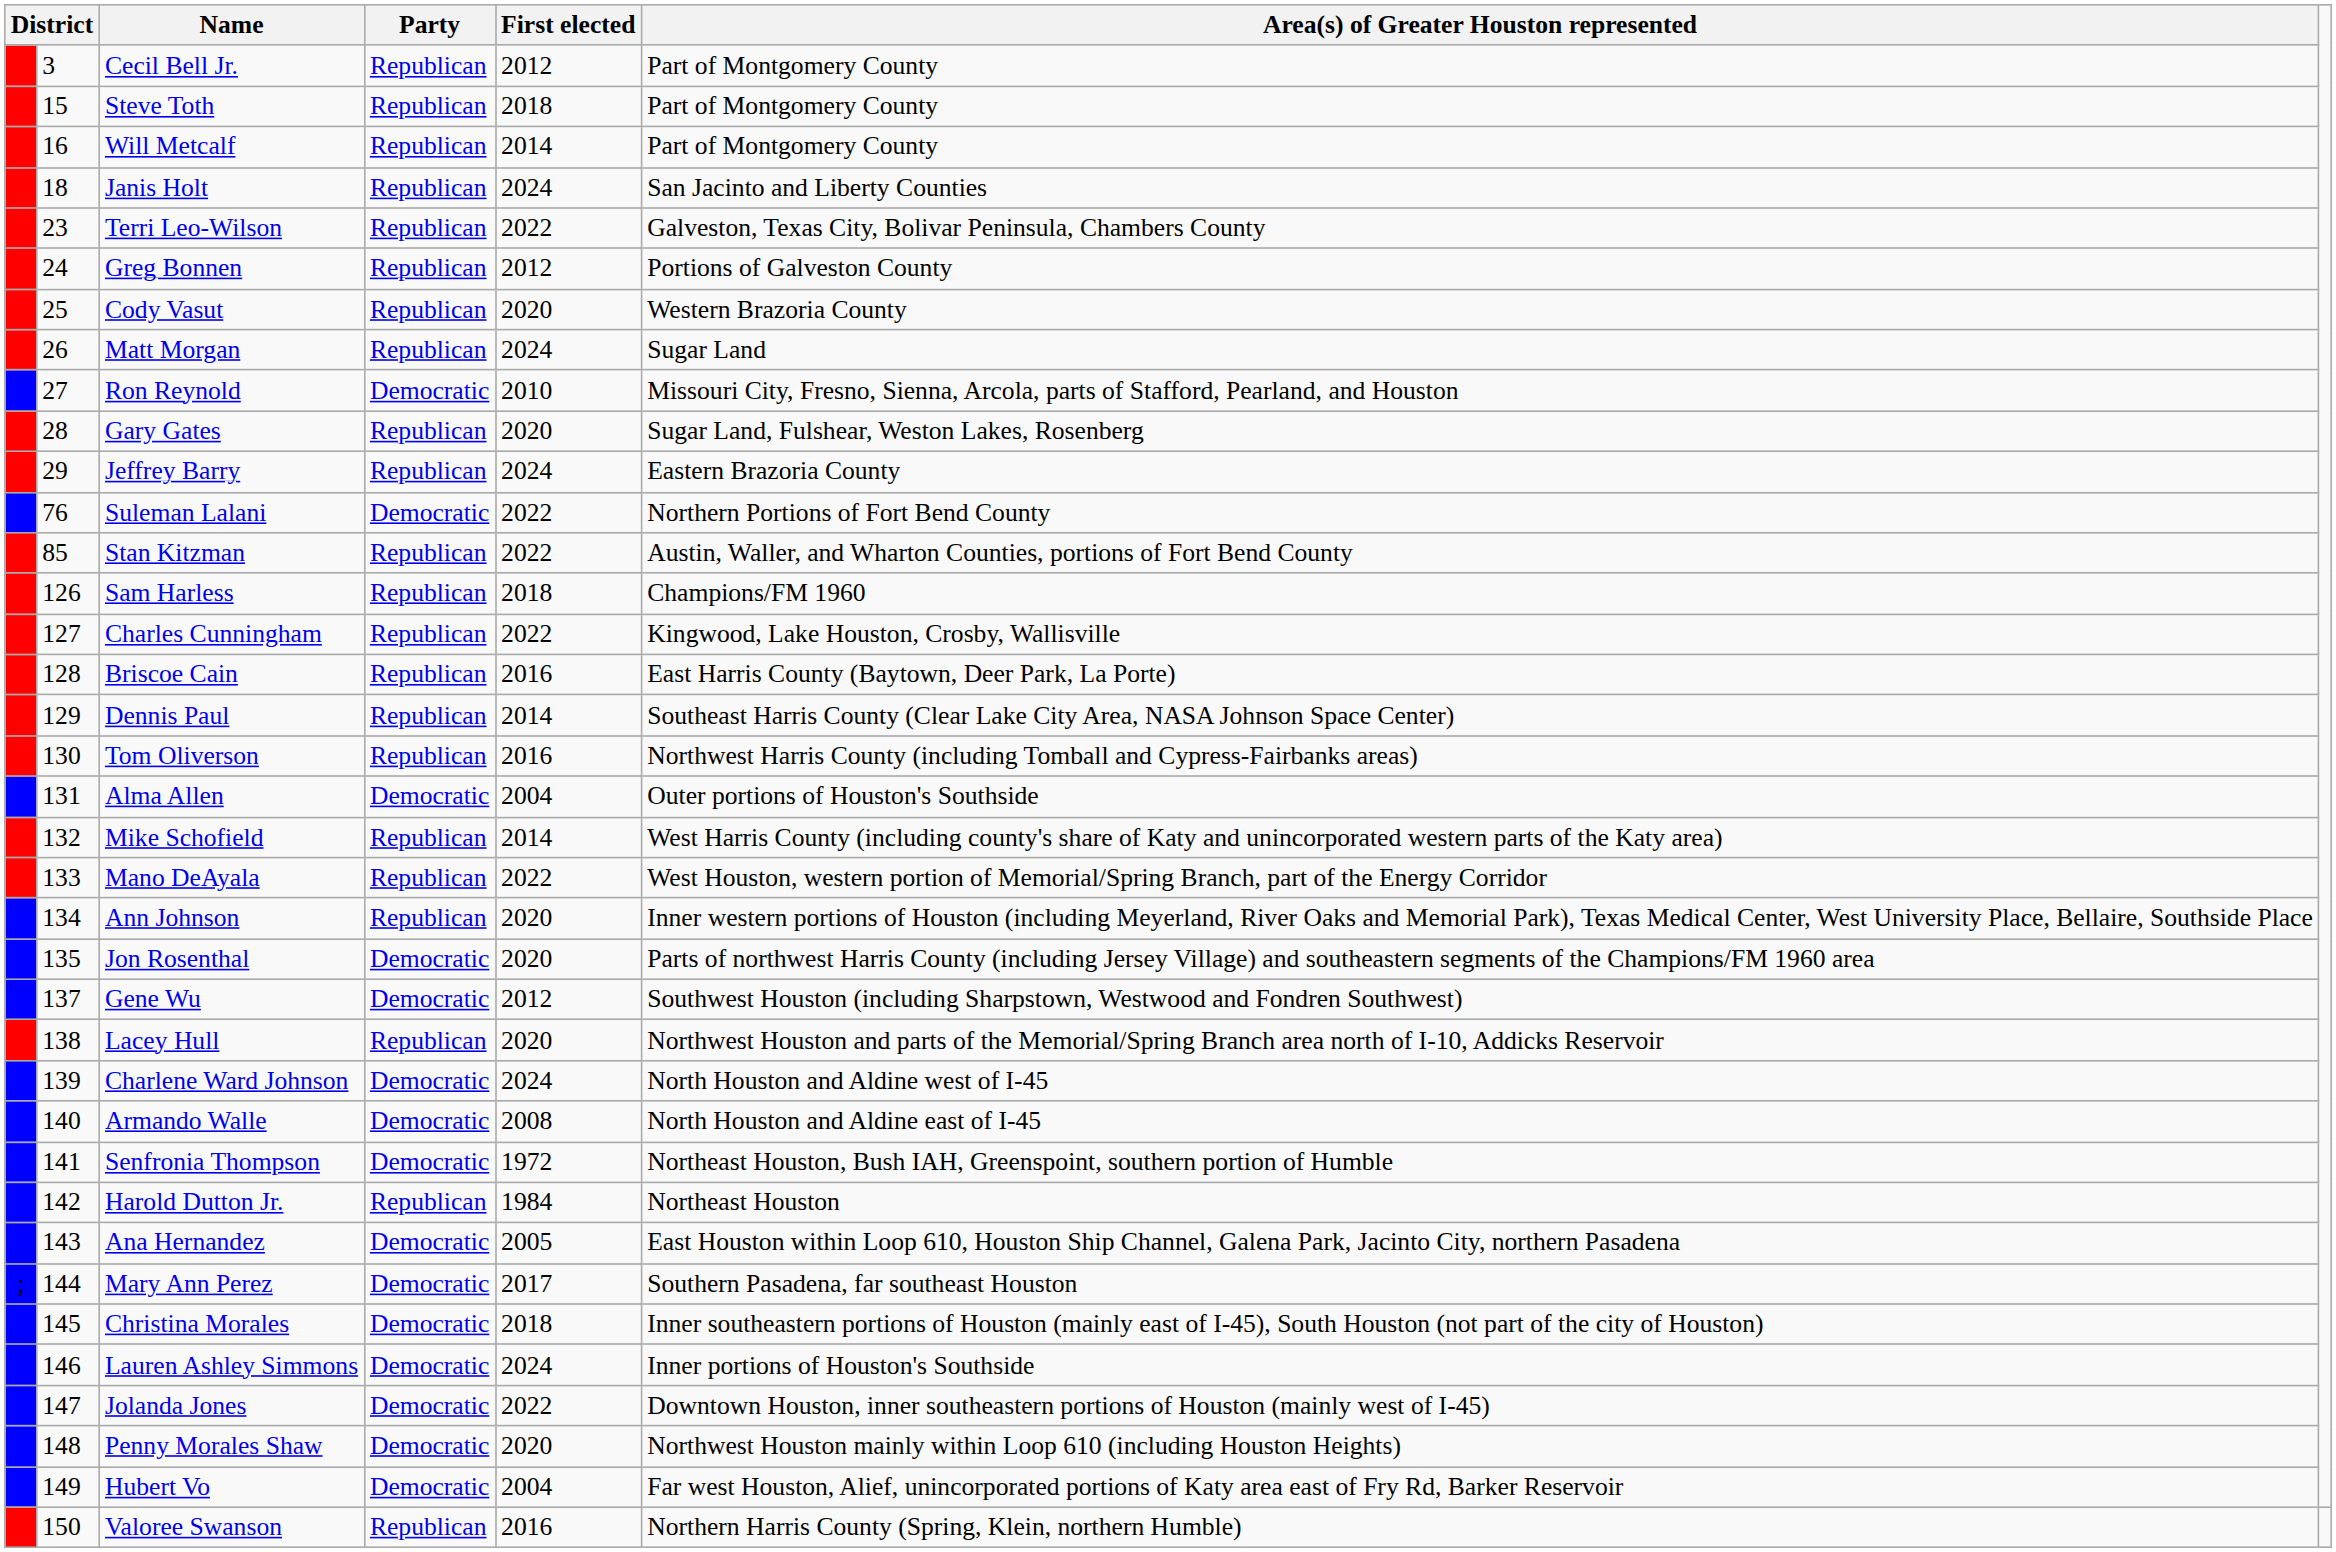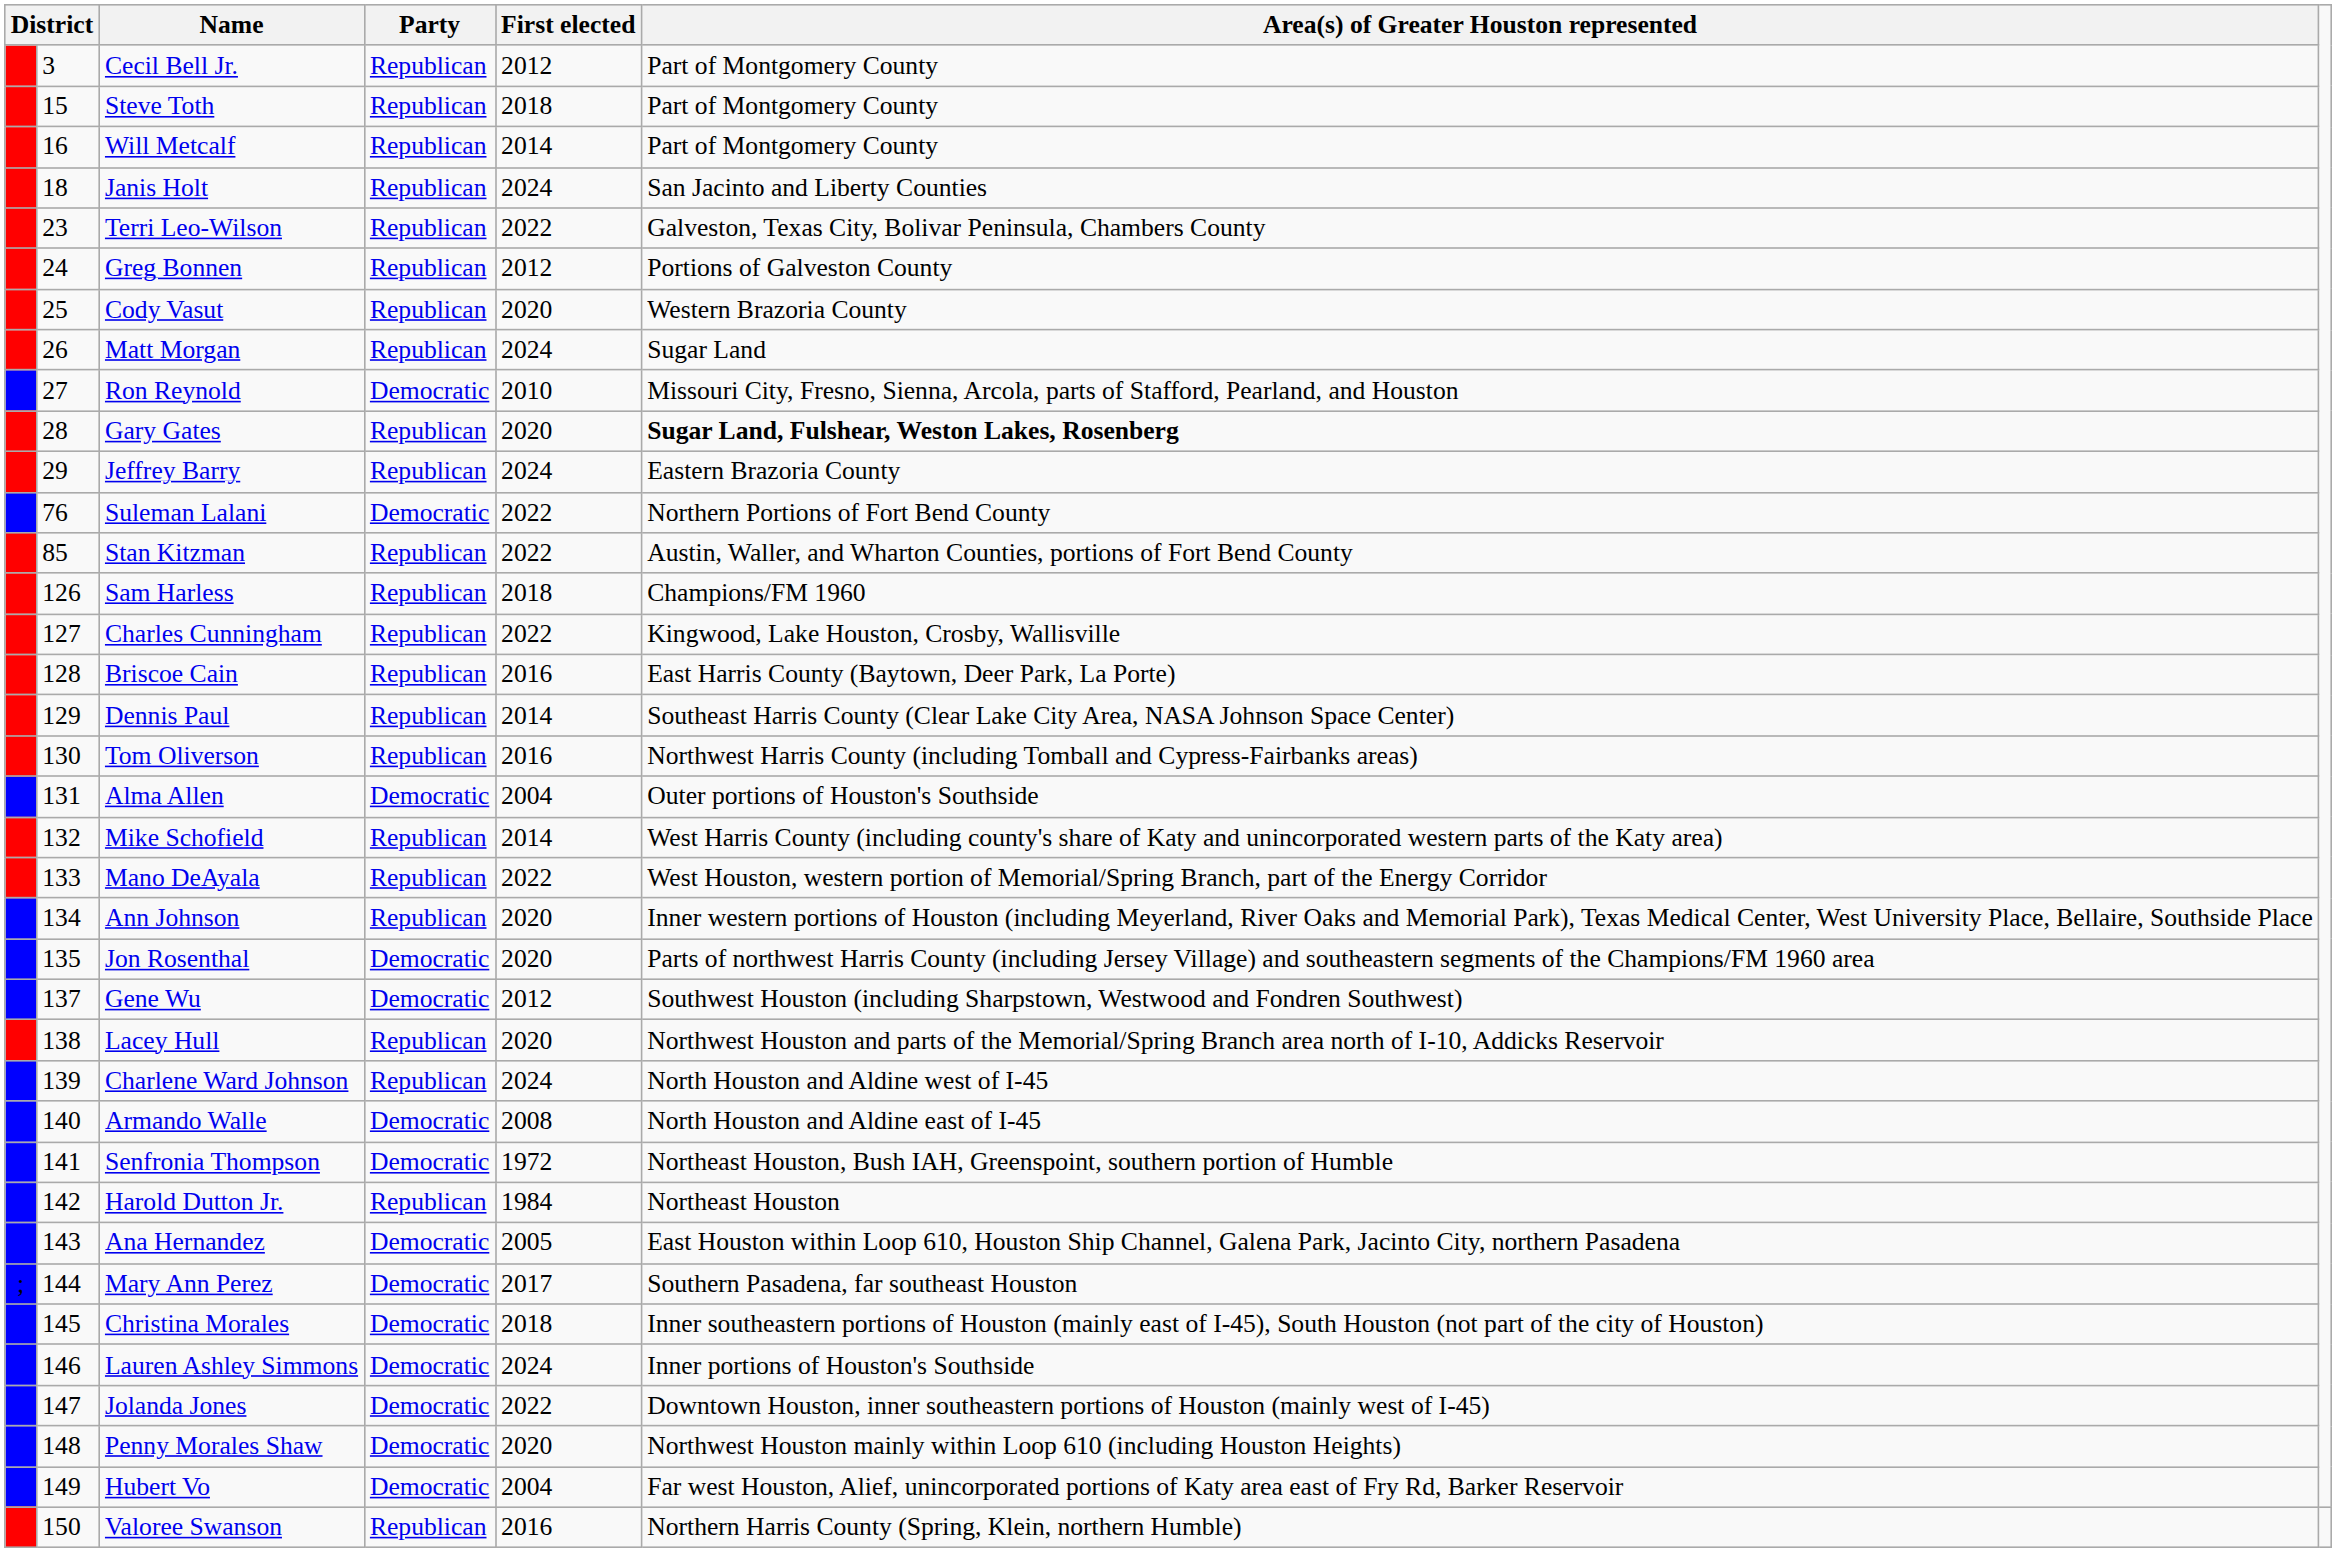(895, 430) normal -> (913, 430) bold
(430, 1080) Democratic -> (428, 1080) Republican
